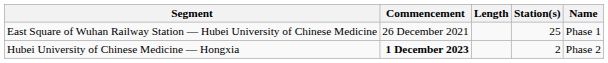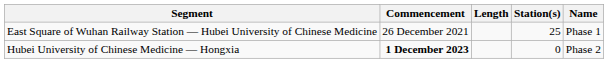(558, 49) 2 -> (558, 49) 0
